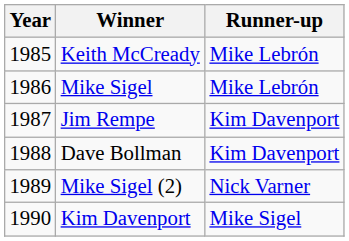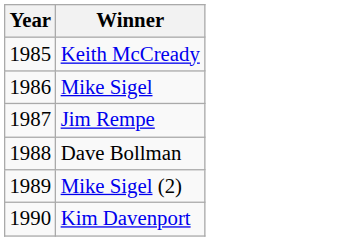- column: (274, 20)
